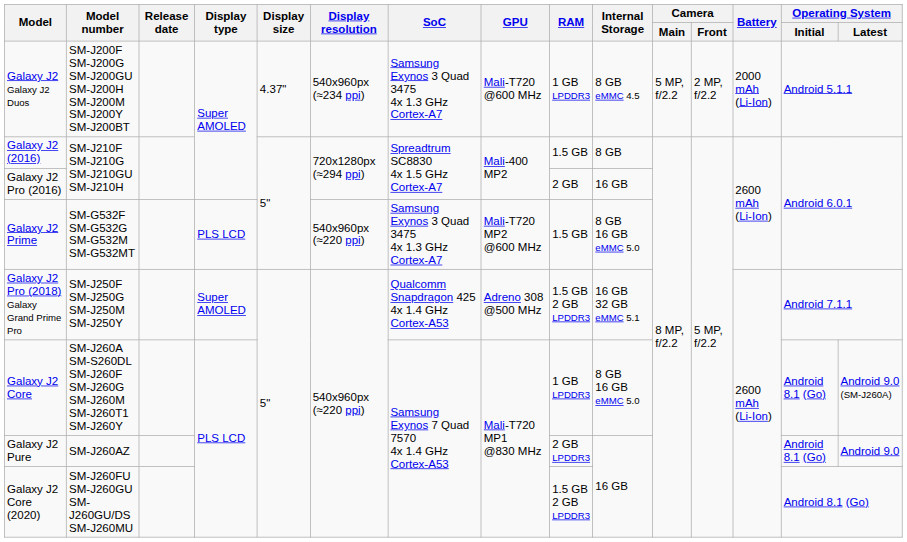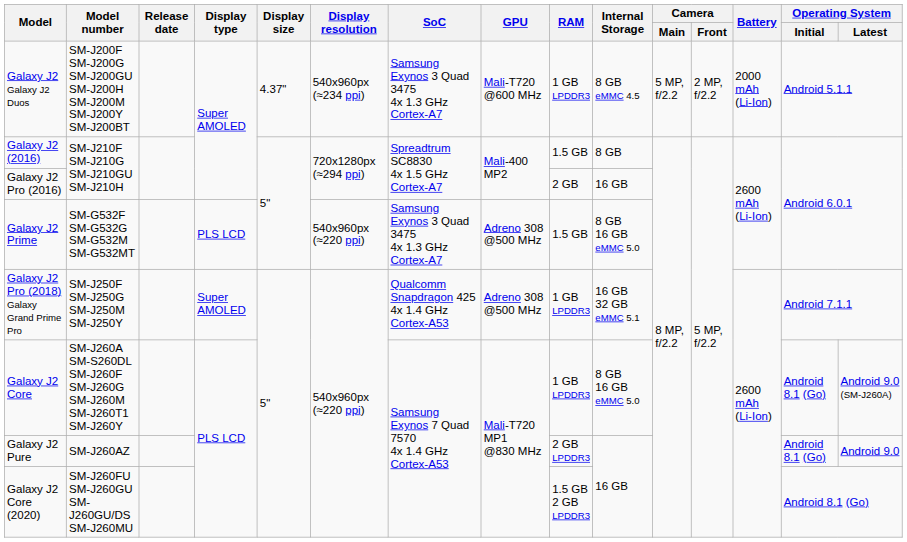(513, 234) Mali-T720 MP2 @600 MHz -> (514, 234) Adreno 308 @500 MHz
(571, 304) 1.5 GB 2 GB LPDDR3 -> (571, 304) 1 GB LPDDR3
